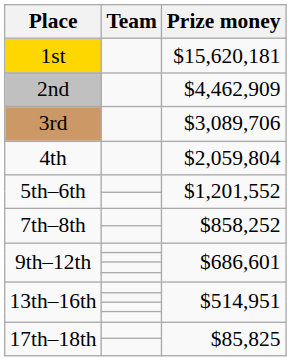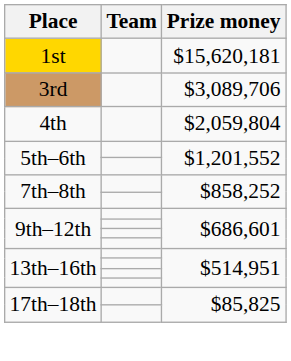- row: (53, 89)
